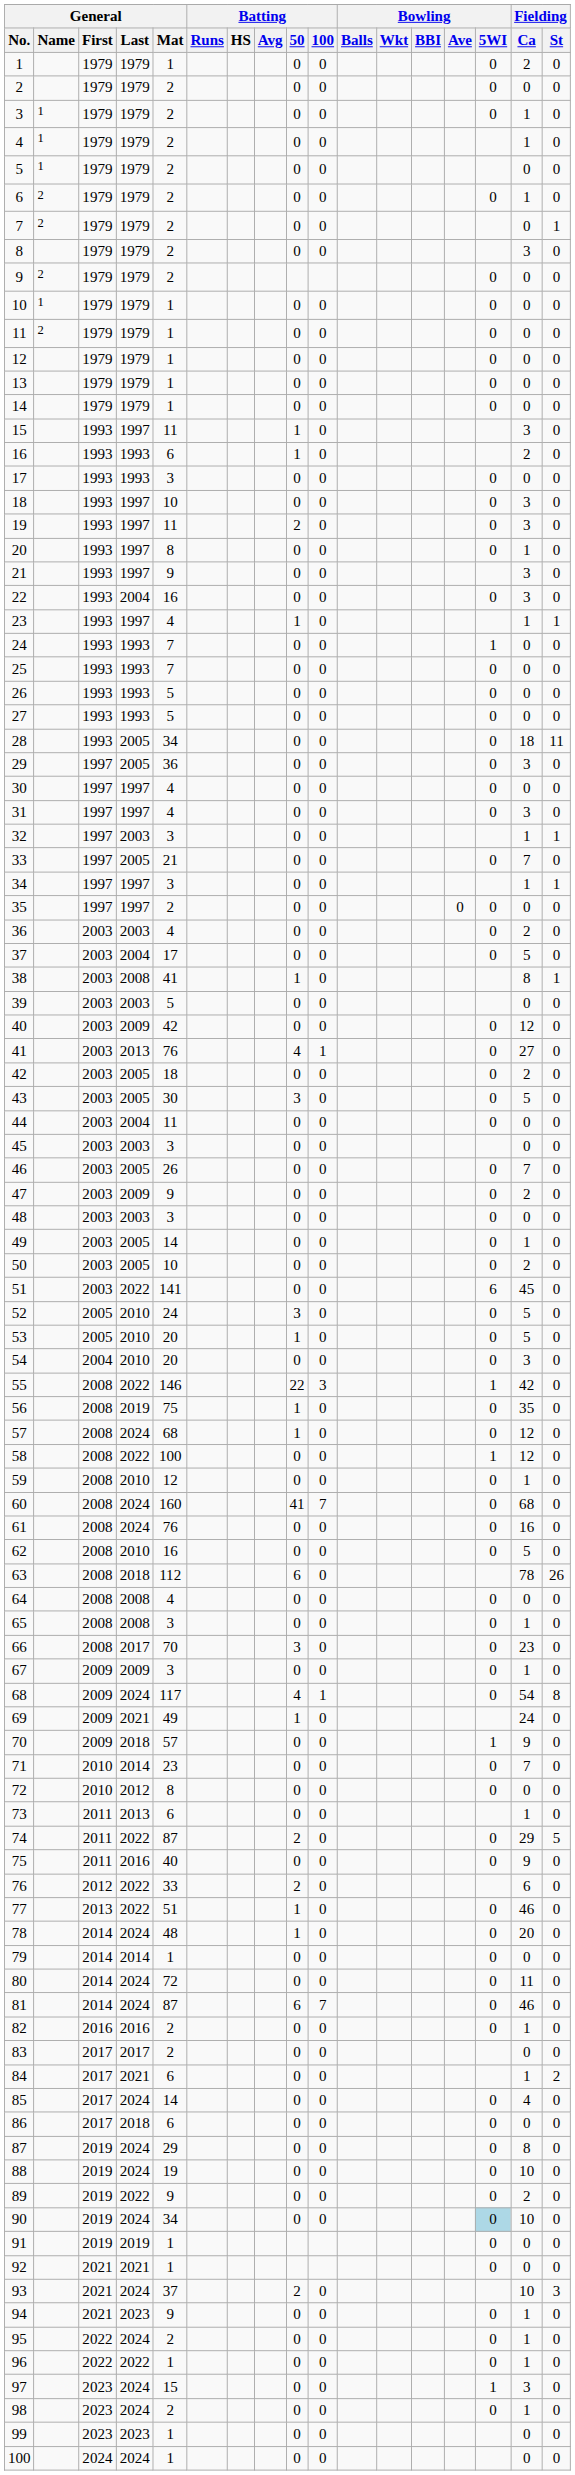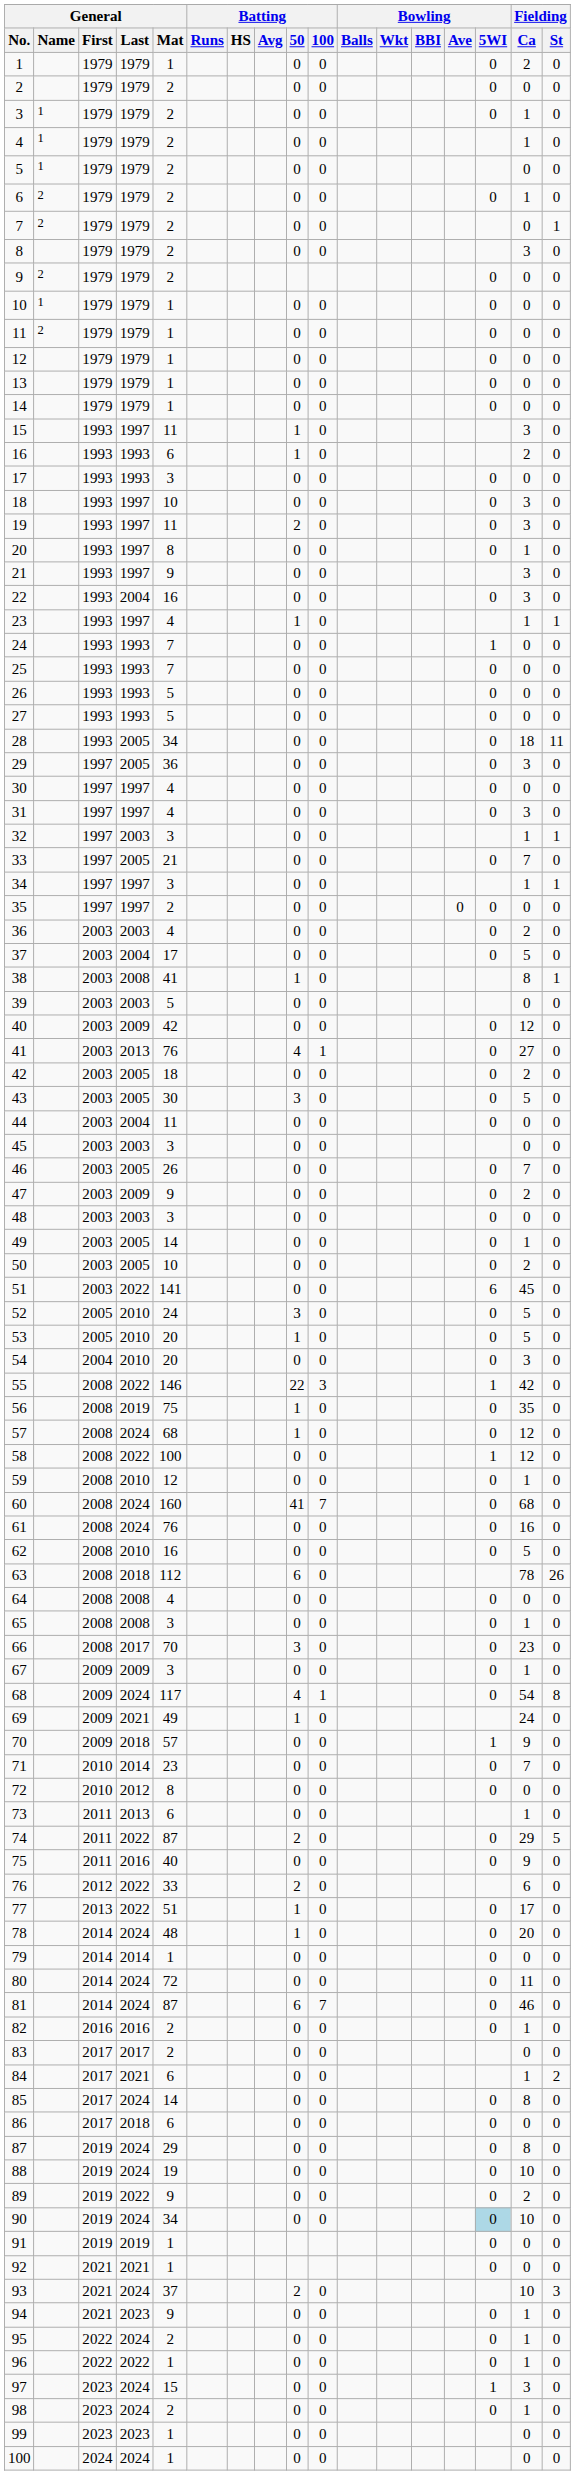(527, 1909) 46 -> (527, 1909) 17
(527, 2100) 4 -> (527, 2100) 8
